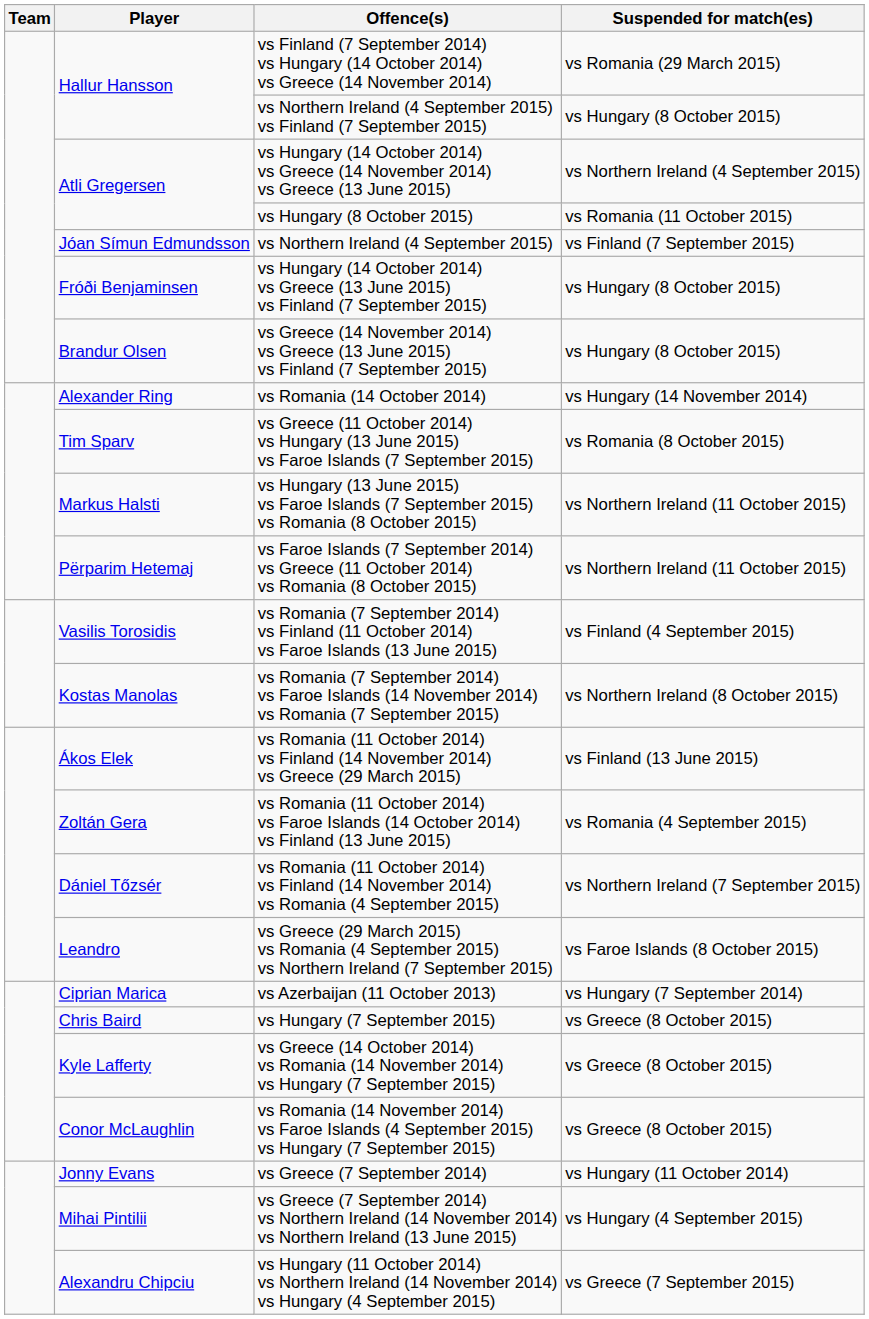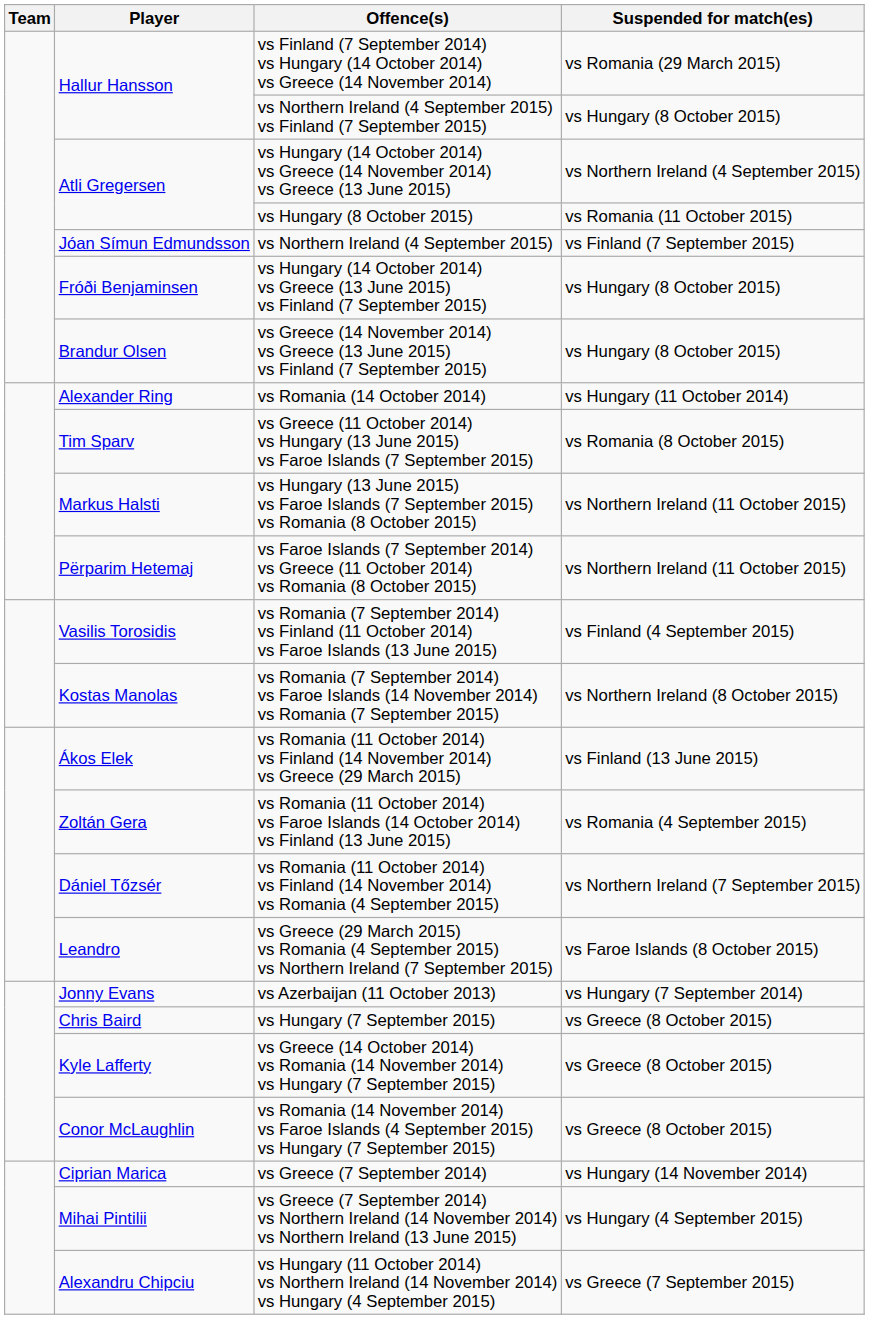(686, 396) vs Hungary (14 November 2014) -> (677, 396) vs Hungary (11 October 2014)
(113, 994) Ciprian Marica -> (106, 994) Jonny Evans
(106, 1174) Jonny Evans -> (113, 1174) Ciprian Marica
(677, 1174) vs Hungary (11 October 2014) -> (686, 1174) vs Hungary (14 November 2014)
